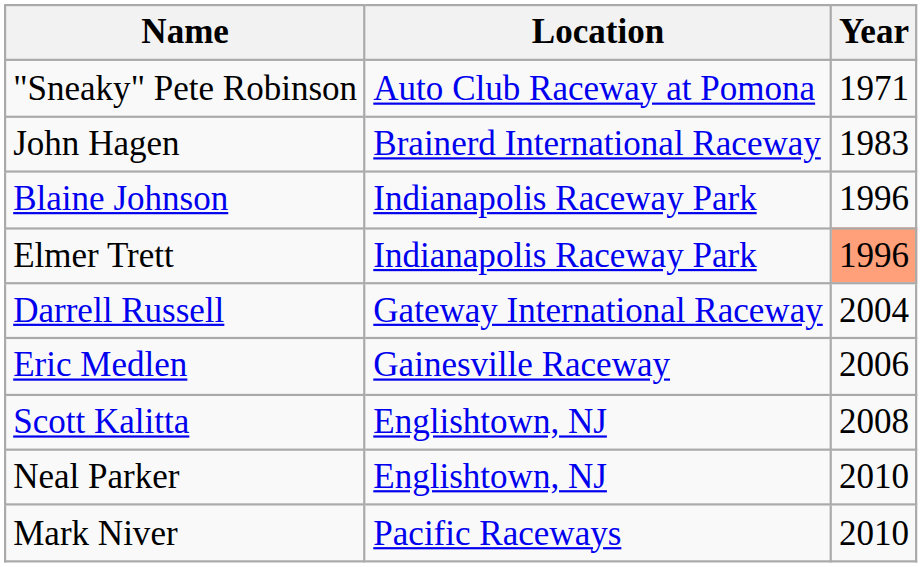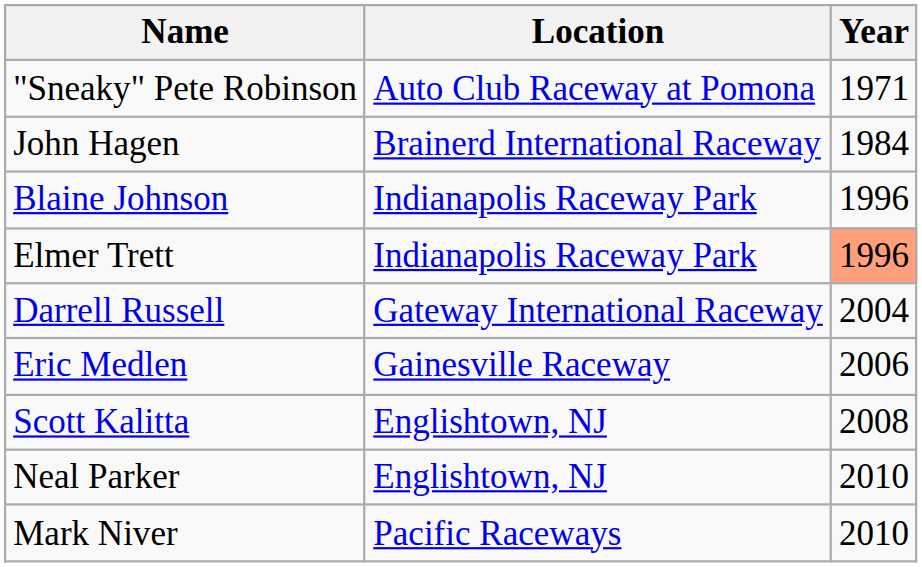(874, 143) 1983 -> (874, 143) 1984
